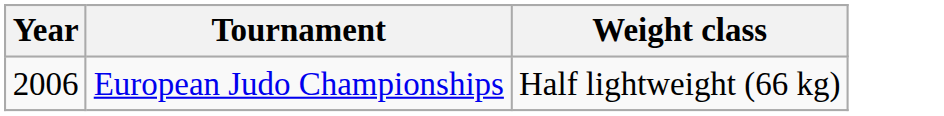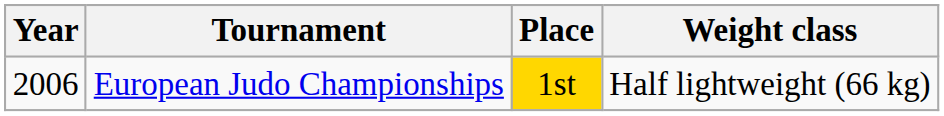+ column: (557, 30)
